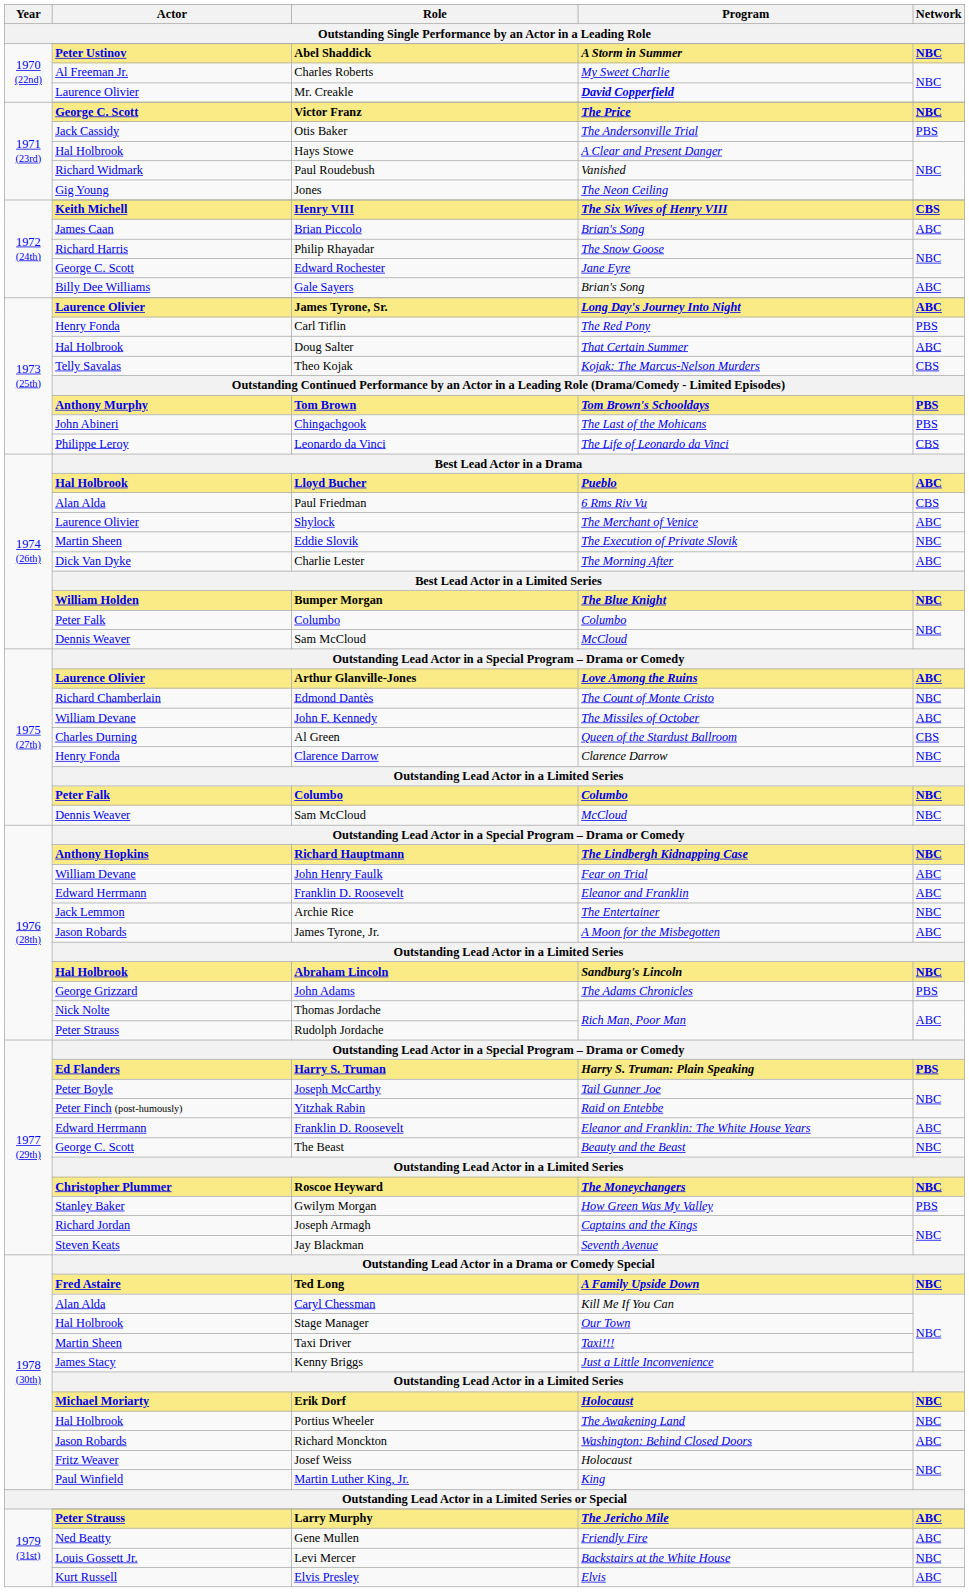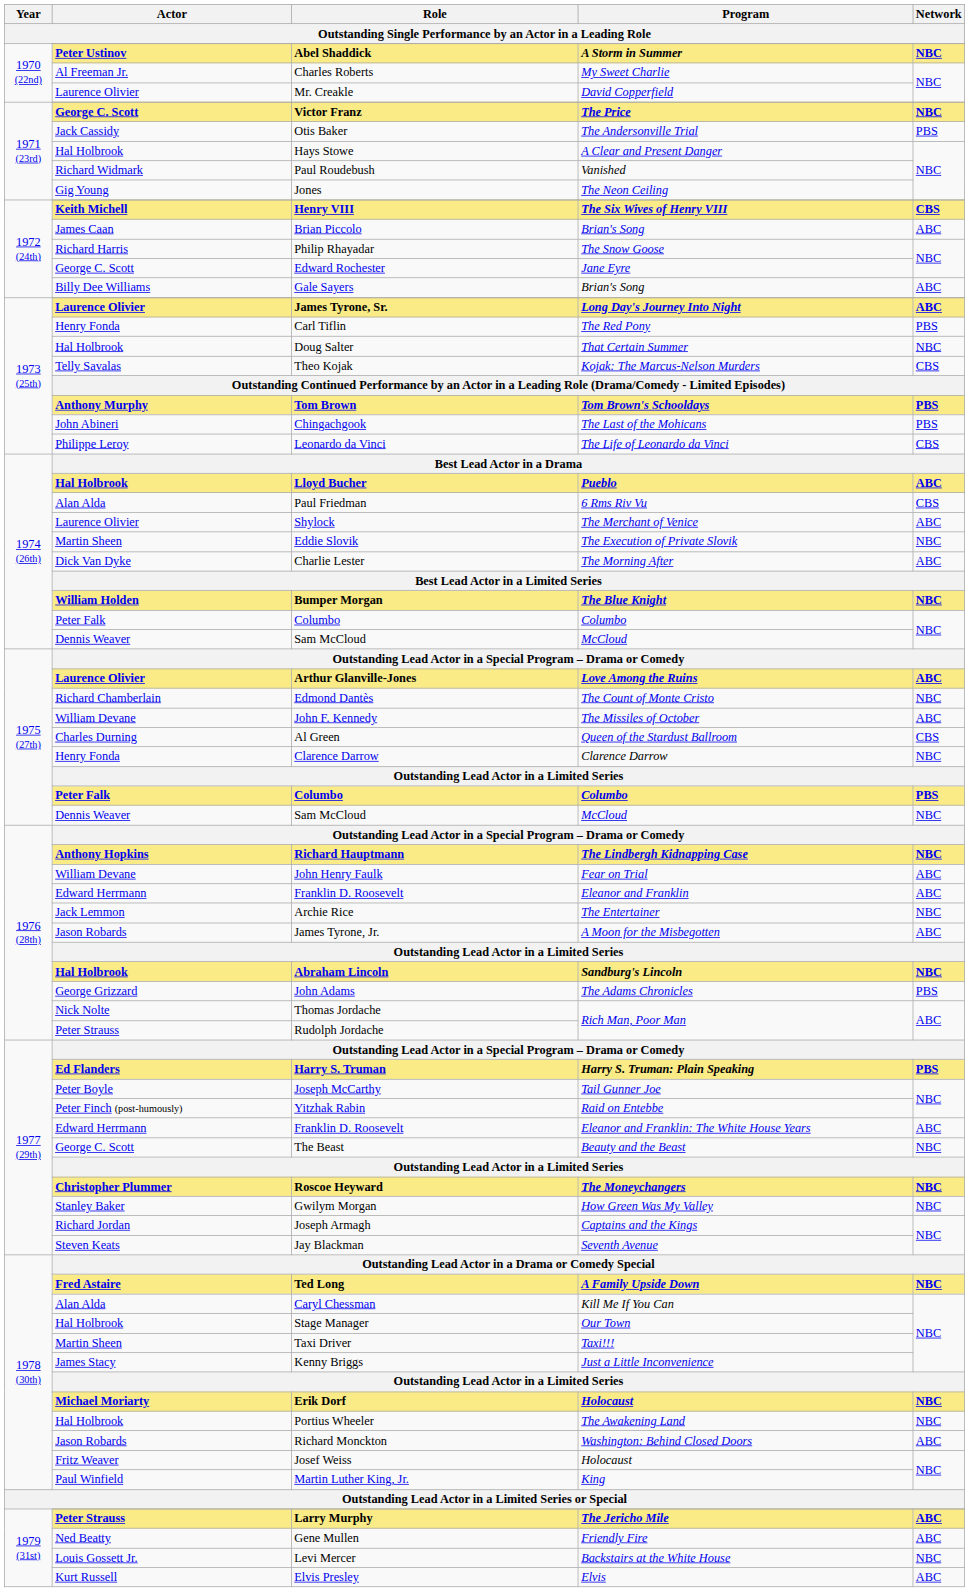(628, 92) bold -> (627, 92) normal
(929, 346) ABC -> (929, 346) NBC
(929, 795) NBC -> (927, 795) PBS
(927, 1206) PBS -> (929, 1206) NBC
